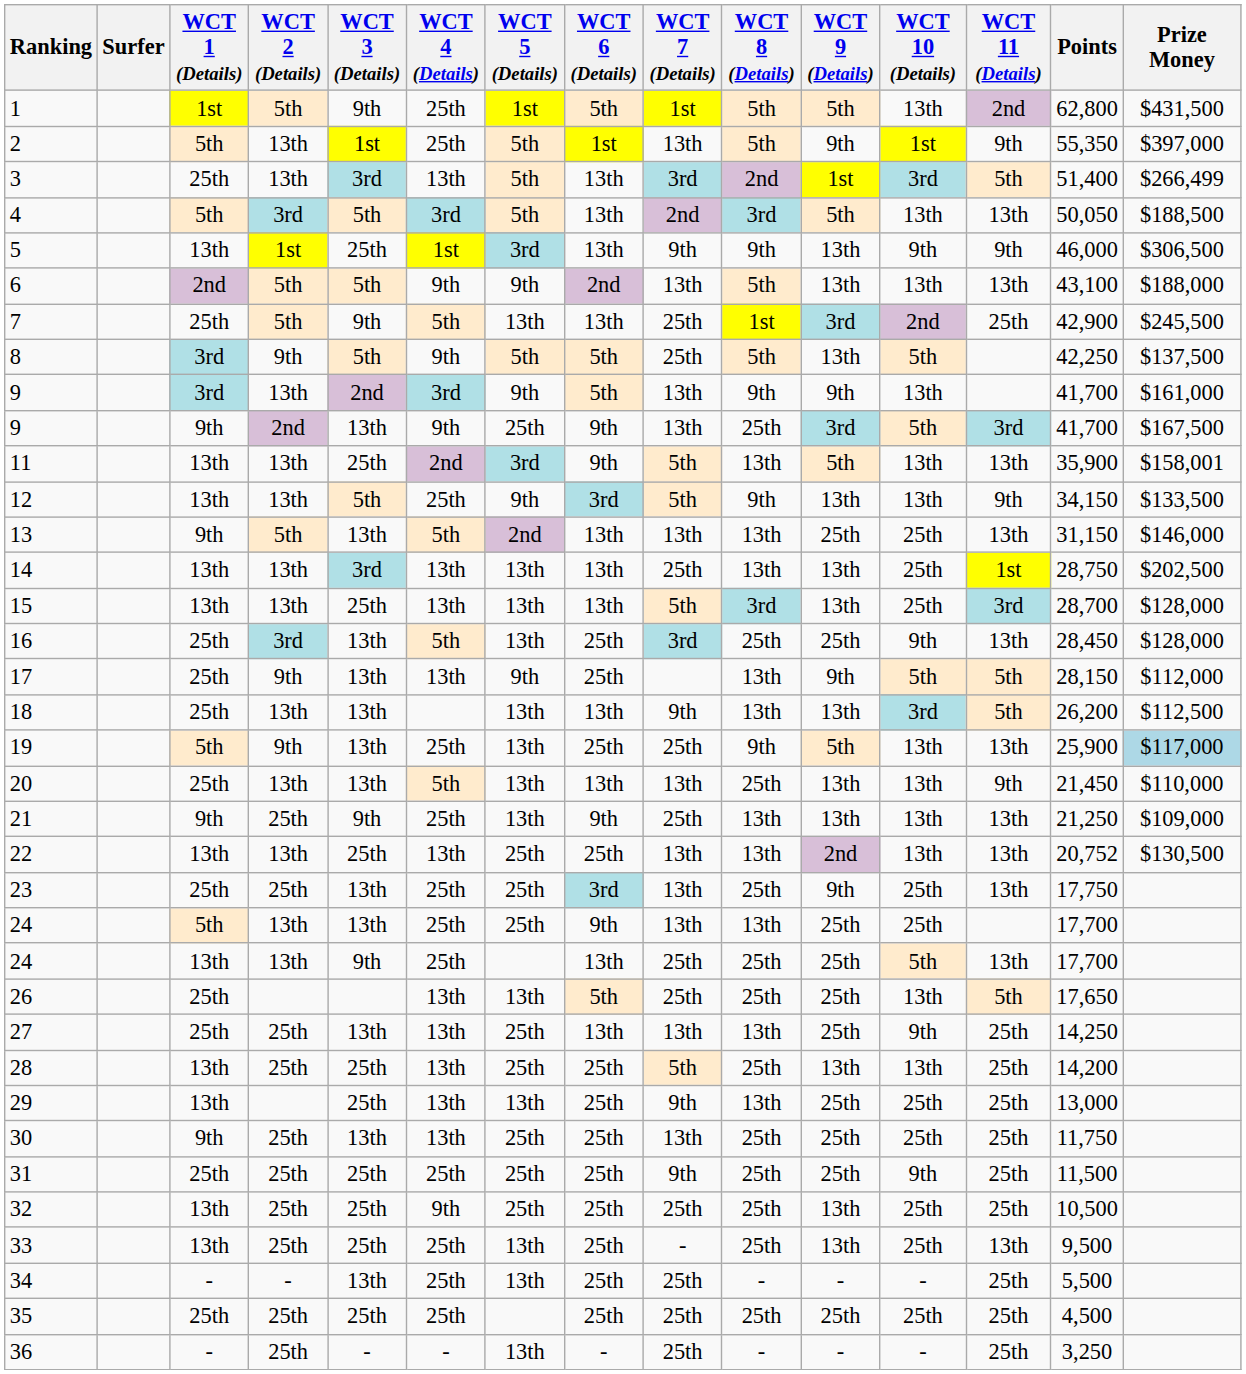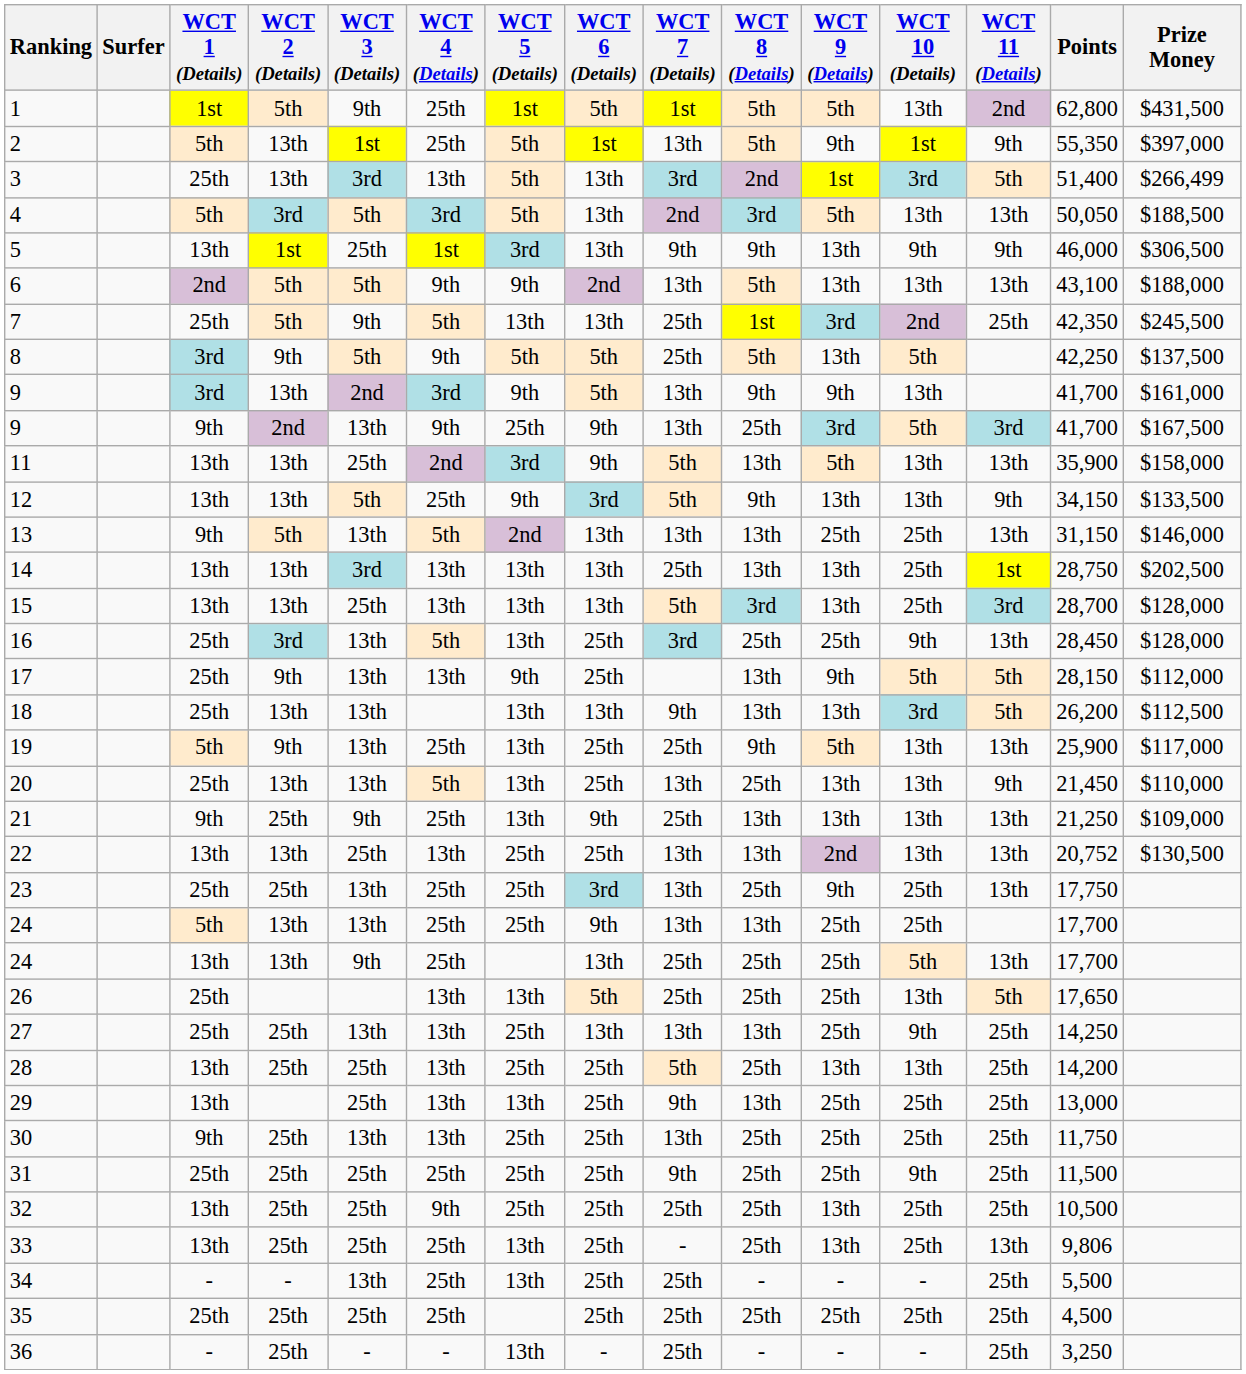(1087, 321) 42,900 -> (1087, 321) 42,350
(1182, 463) $158,001 -> (1182, 463) $158,000
(1182, 747) lightblue background -> (1182, 747) no background
(604, 783) 13th -> (604, 783) 25th
(1087, 1244) 9,500 -> (1087, 1244) 9,806
